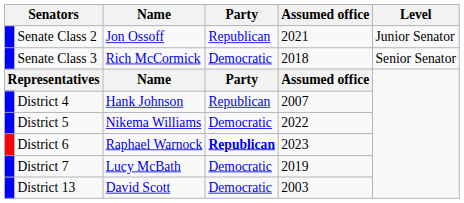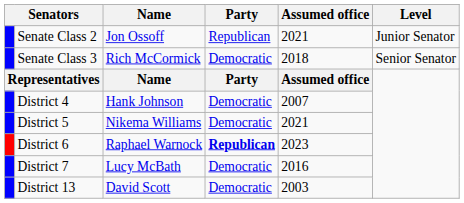(239, 101) Republican -> (240, 101) Democratic
(295, 123) 2022 -> (295, 123) 2021
(295, 166) 2019 -> (295, 166) 2016
